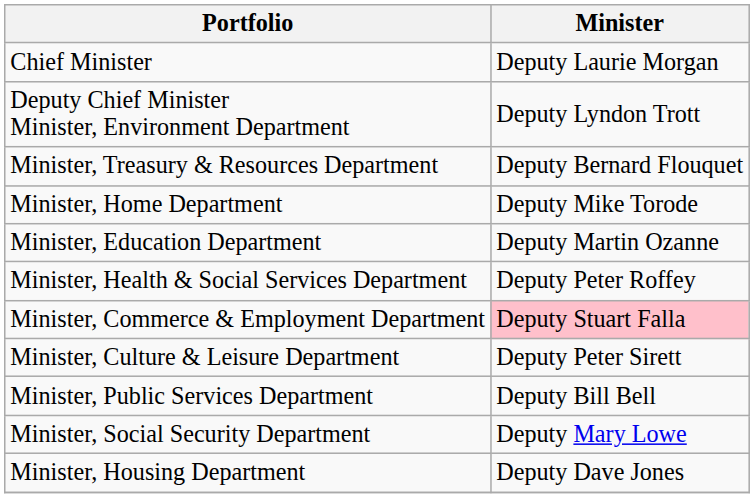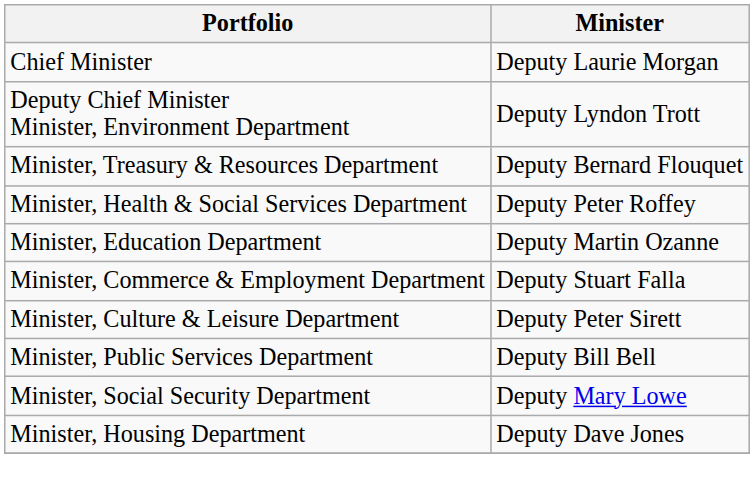- row: (146, 204)
rows swapped: (239, 280) <-> (166, 242)
(591, 319) pink background -> (591, 280) no background
